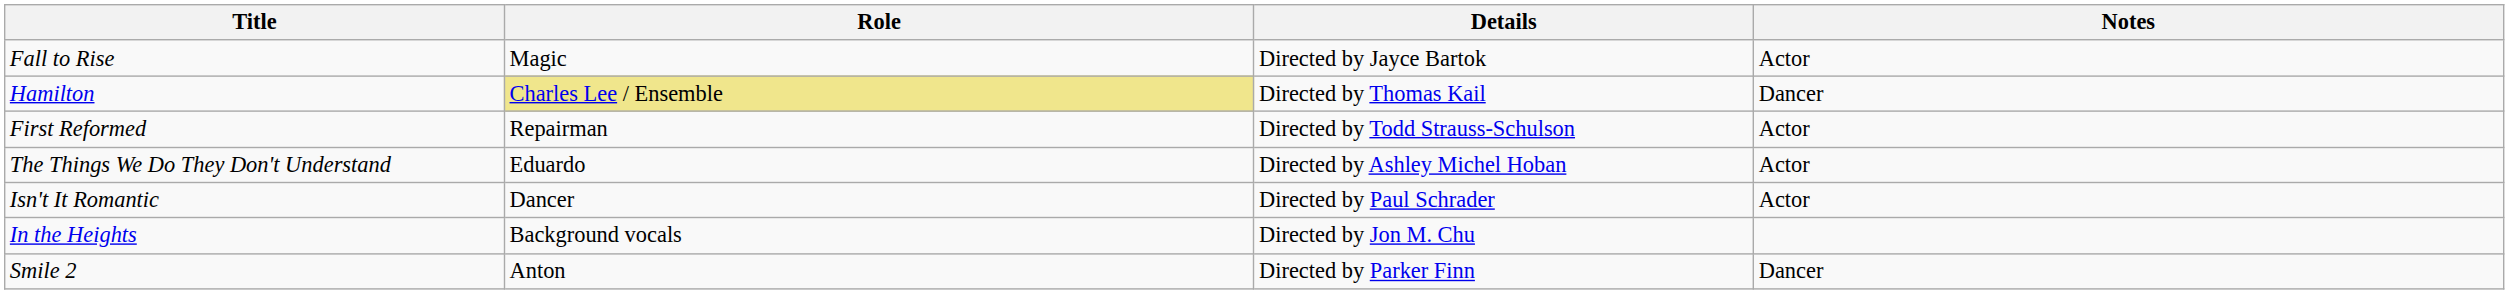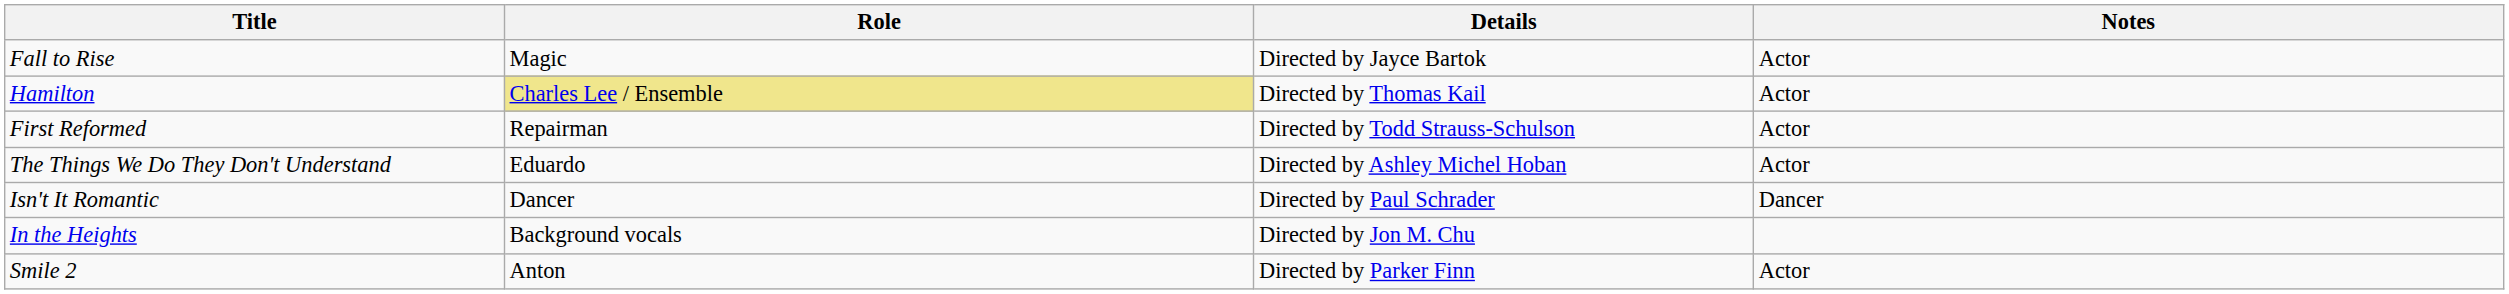(1791, 93) Dancer -> (1784, 93) Actor
(1784, 199) Actor -> (1791, 199) Dancer
(1791, 270) Dancer -> (1784, 270) Actor
